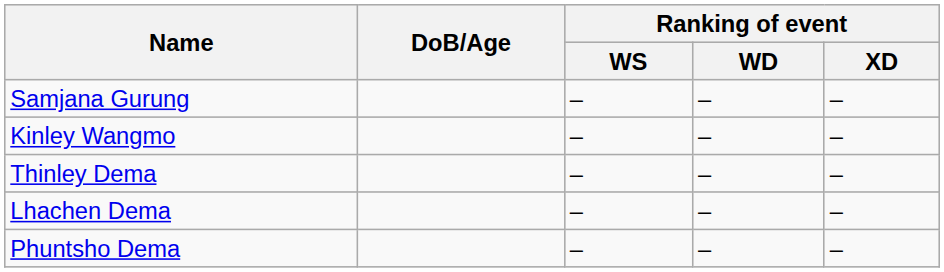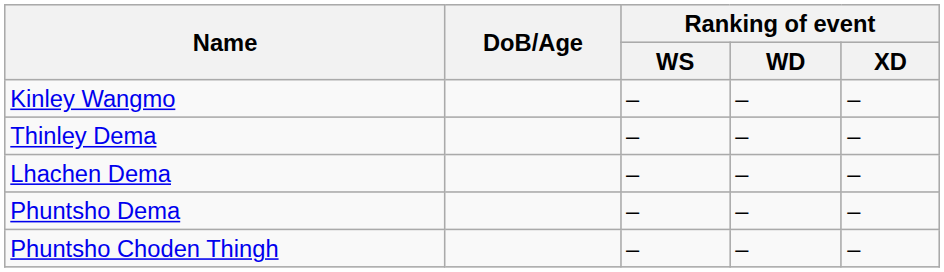- row: (100, 99)
+ row: (144, 249)
